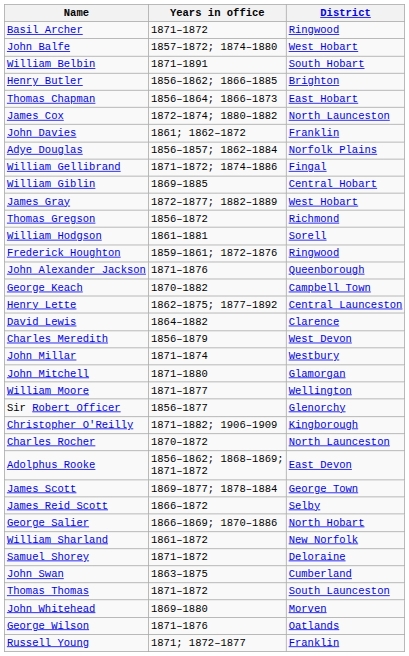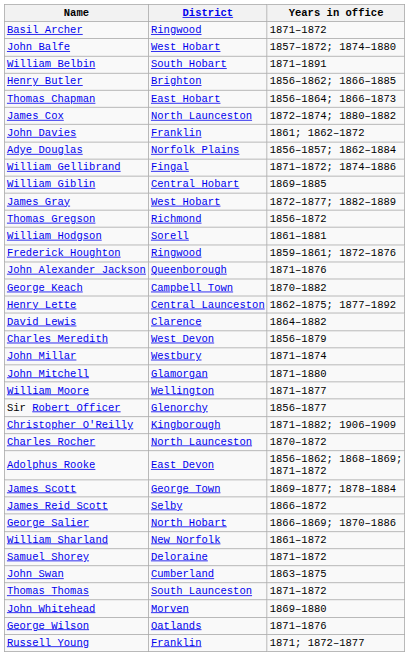columns swapped: (346, 13) <-> (217, 13)
